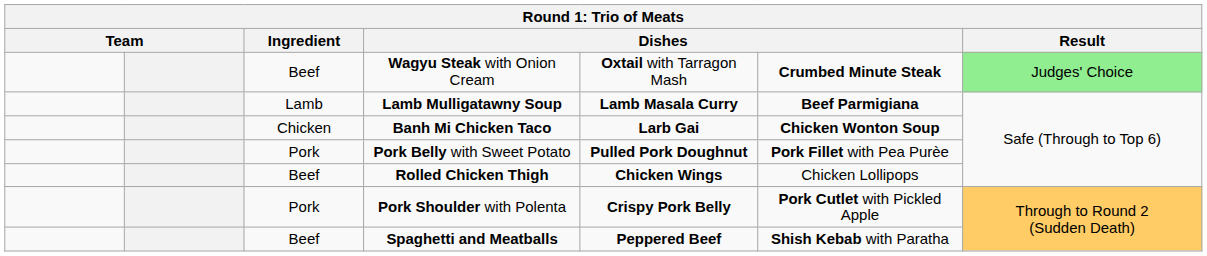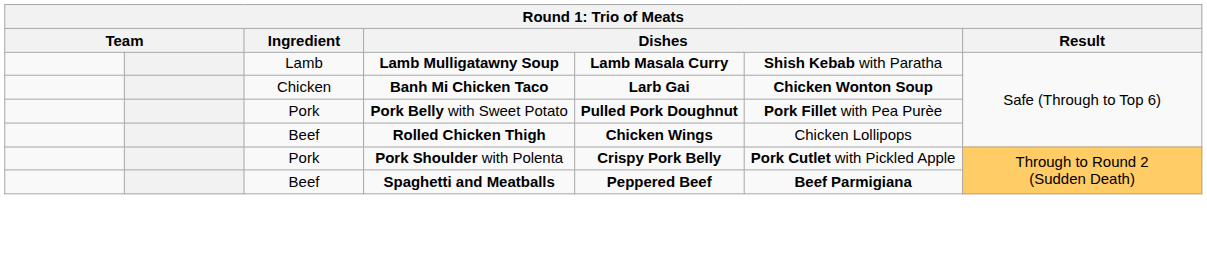- row: (472, 72)
(860, 104) Beef Parmigiana -> (853, 64) Shish Kebab with Paratha
(860, 239) Shish Kebab with Paratha -> (853, 182) Beef Parmigiana
